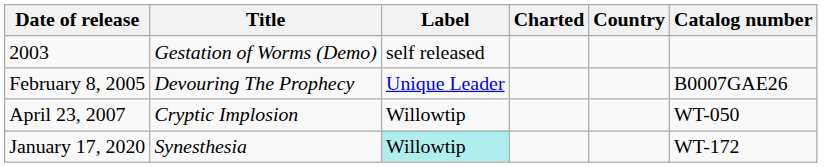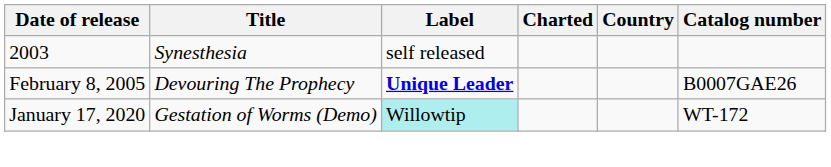(266, 51) Gestation of Worms (Demo) -> (201, 51) Synesthesia
(445, 83) normal -> (450, 83) bold
- row: (67, 114)
(201, 146) Synesthesia -> (266, 114) Gestation of Worms (Demo)
